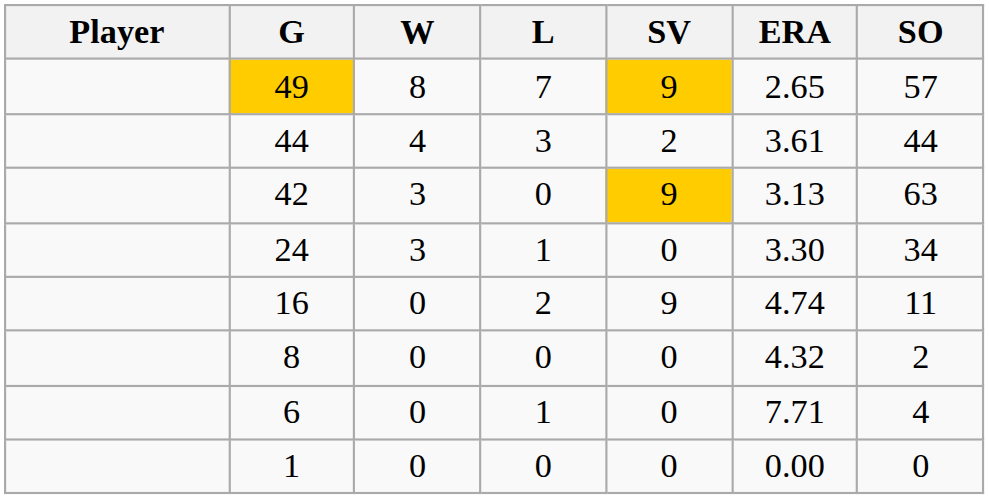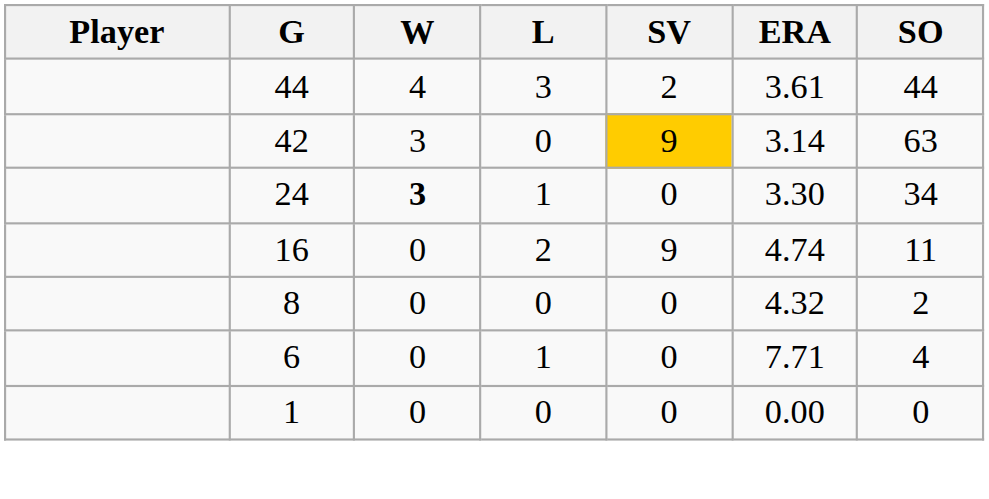- row: (292, 85)
(795, 194) 3.13 -> (795, 140) 3.14
(417, 248) normal -> (417, 194) bold
